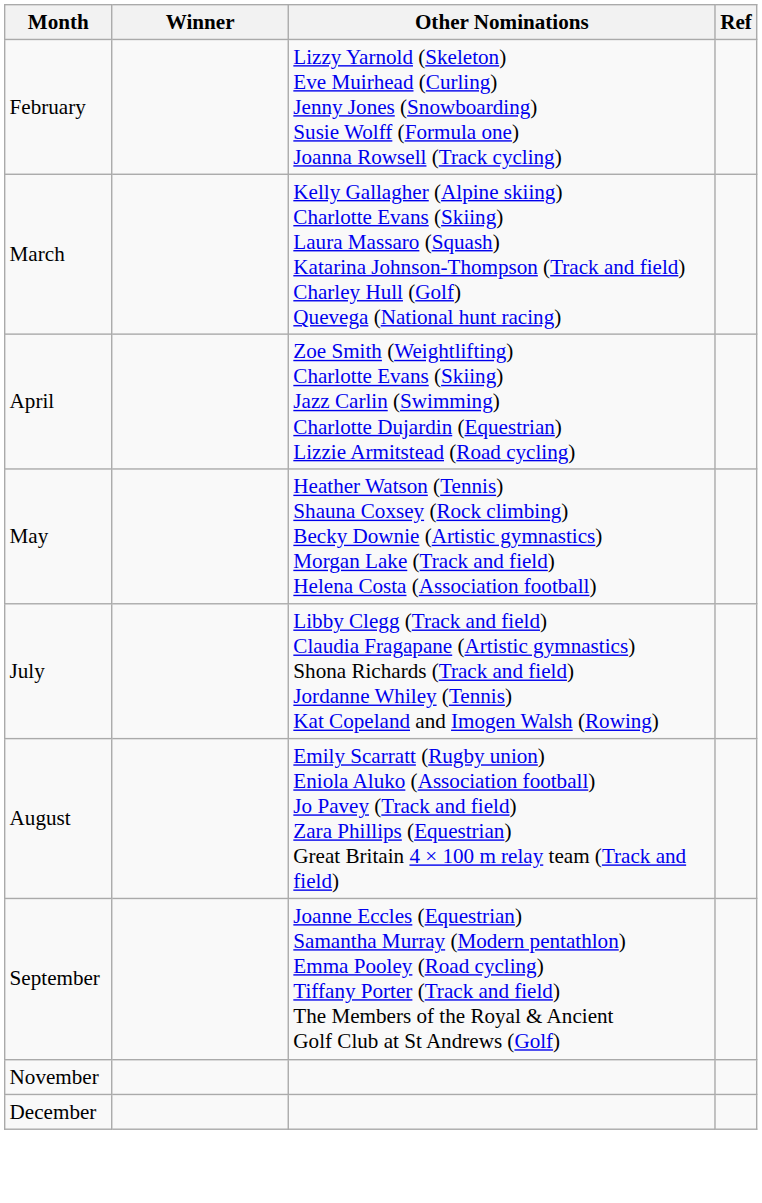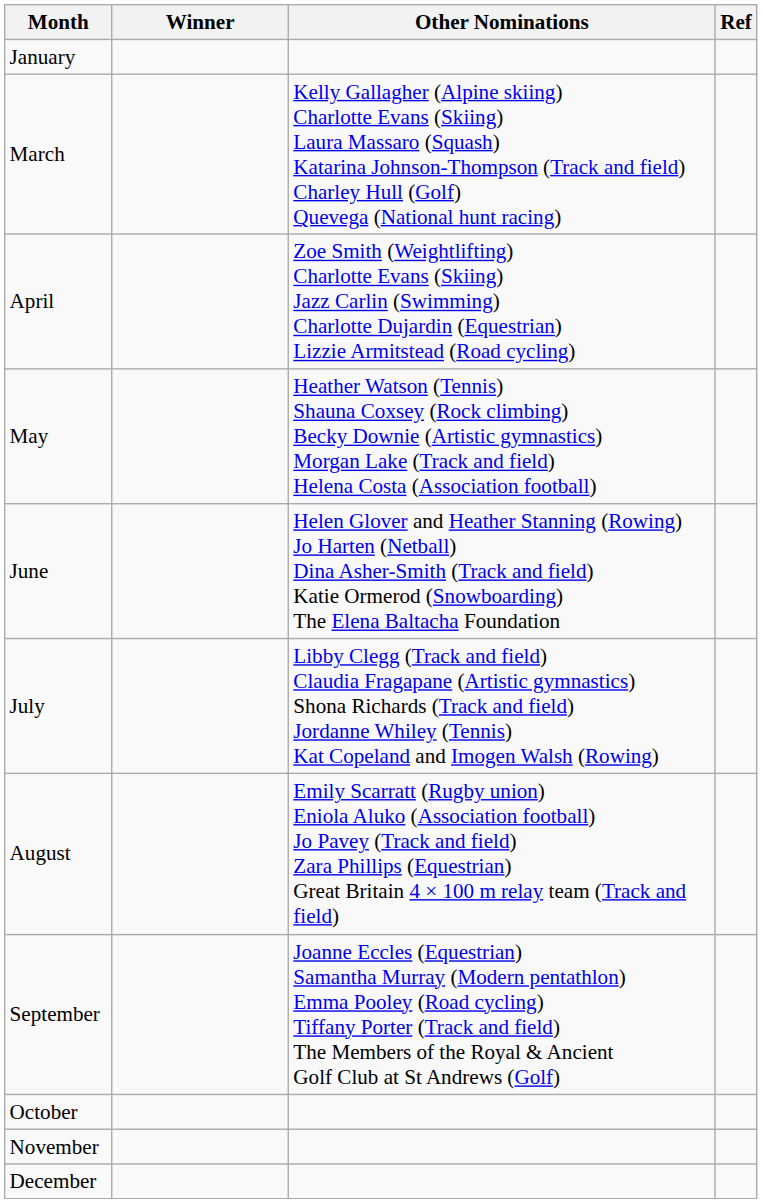+ row: (42, 56)
- row: (48, 106)
+ row: (29, 571)
+ row: (44, 1111)
